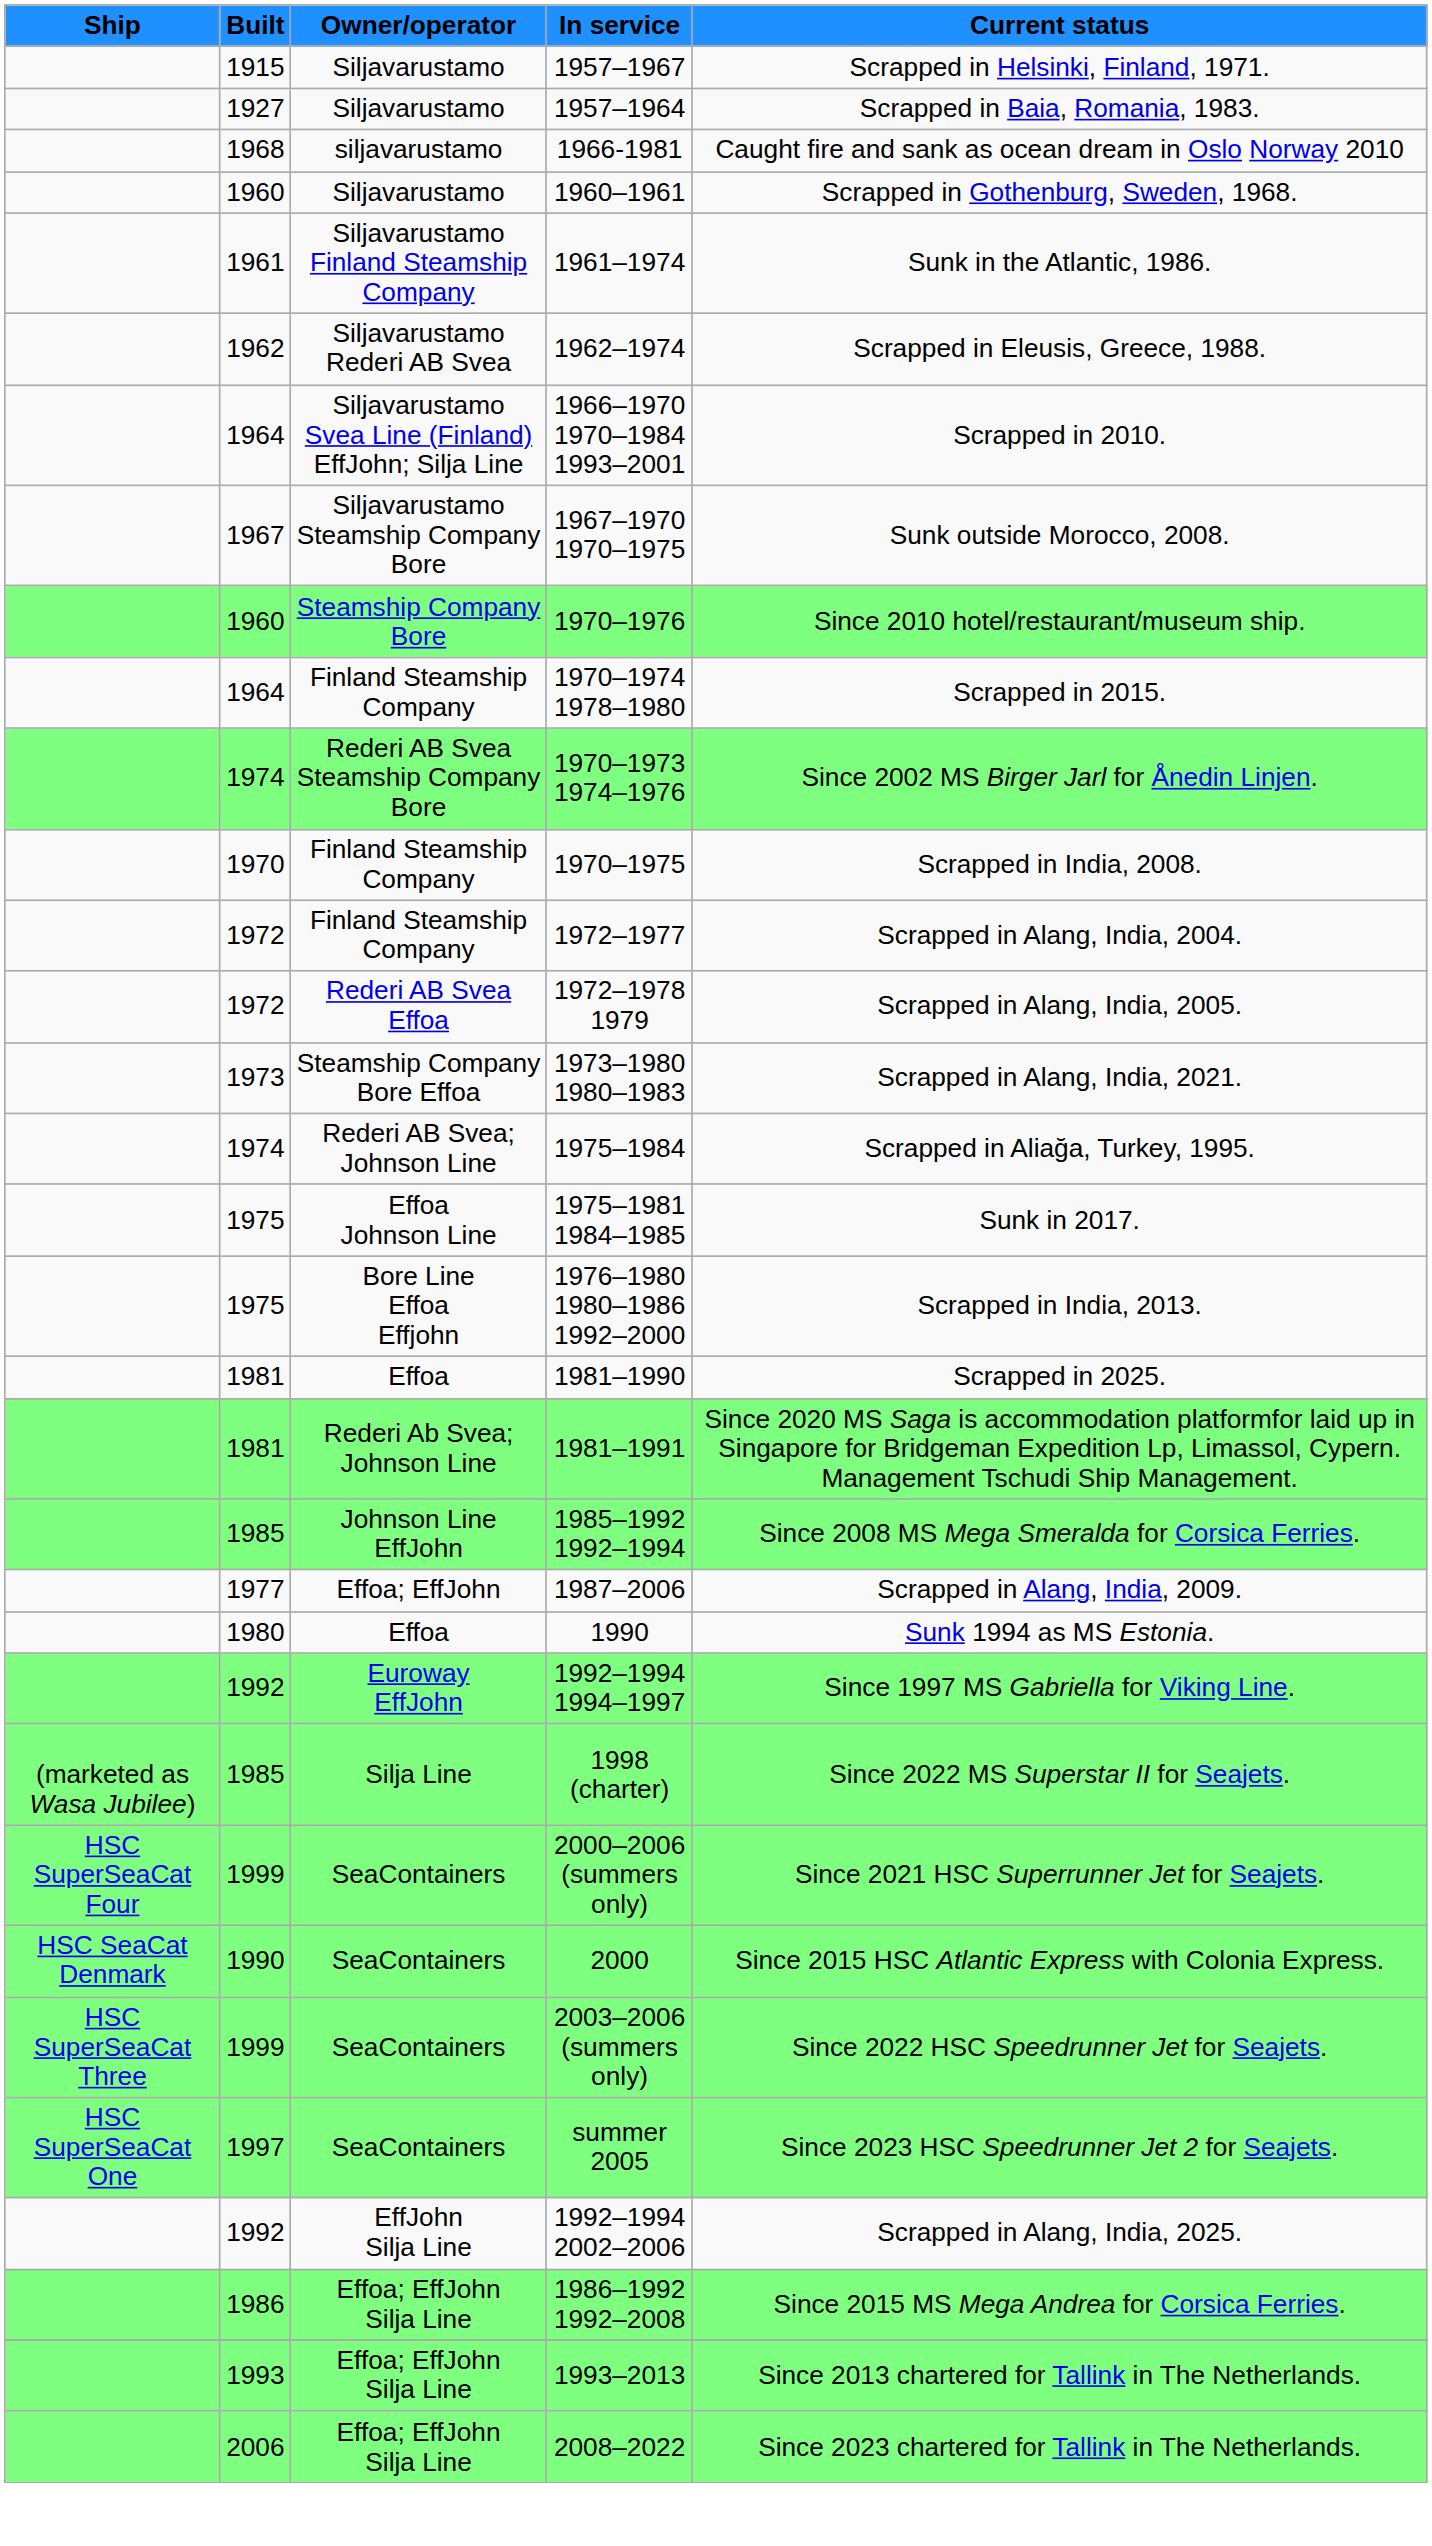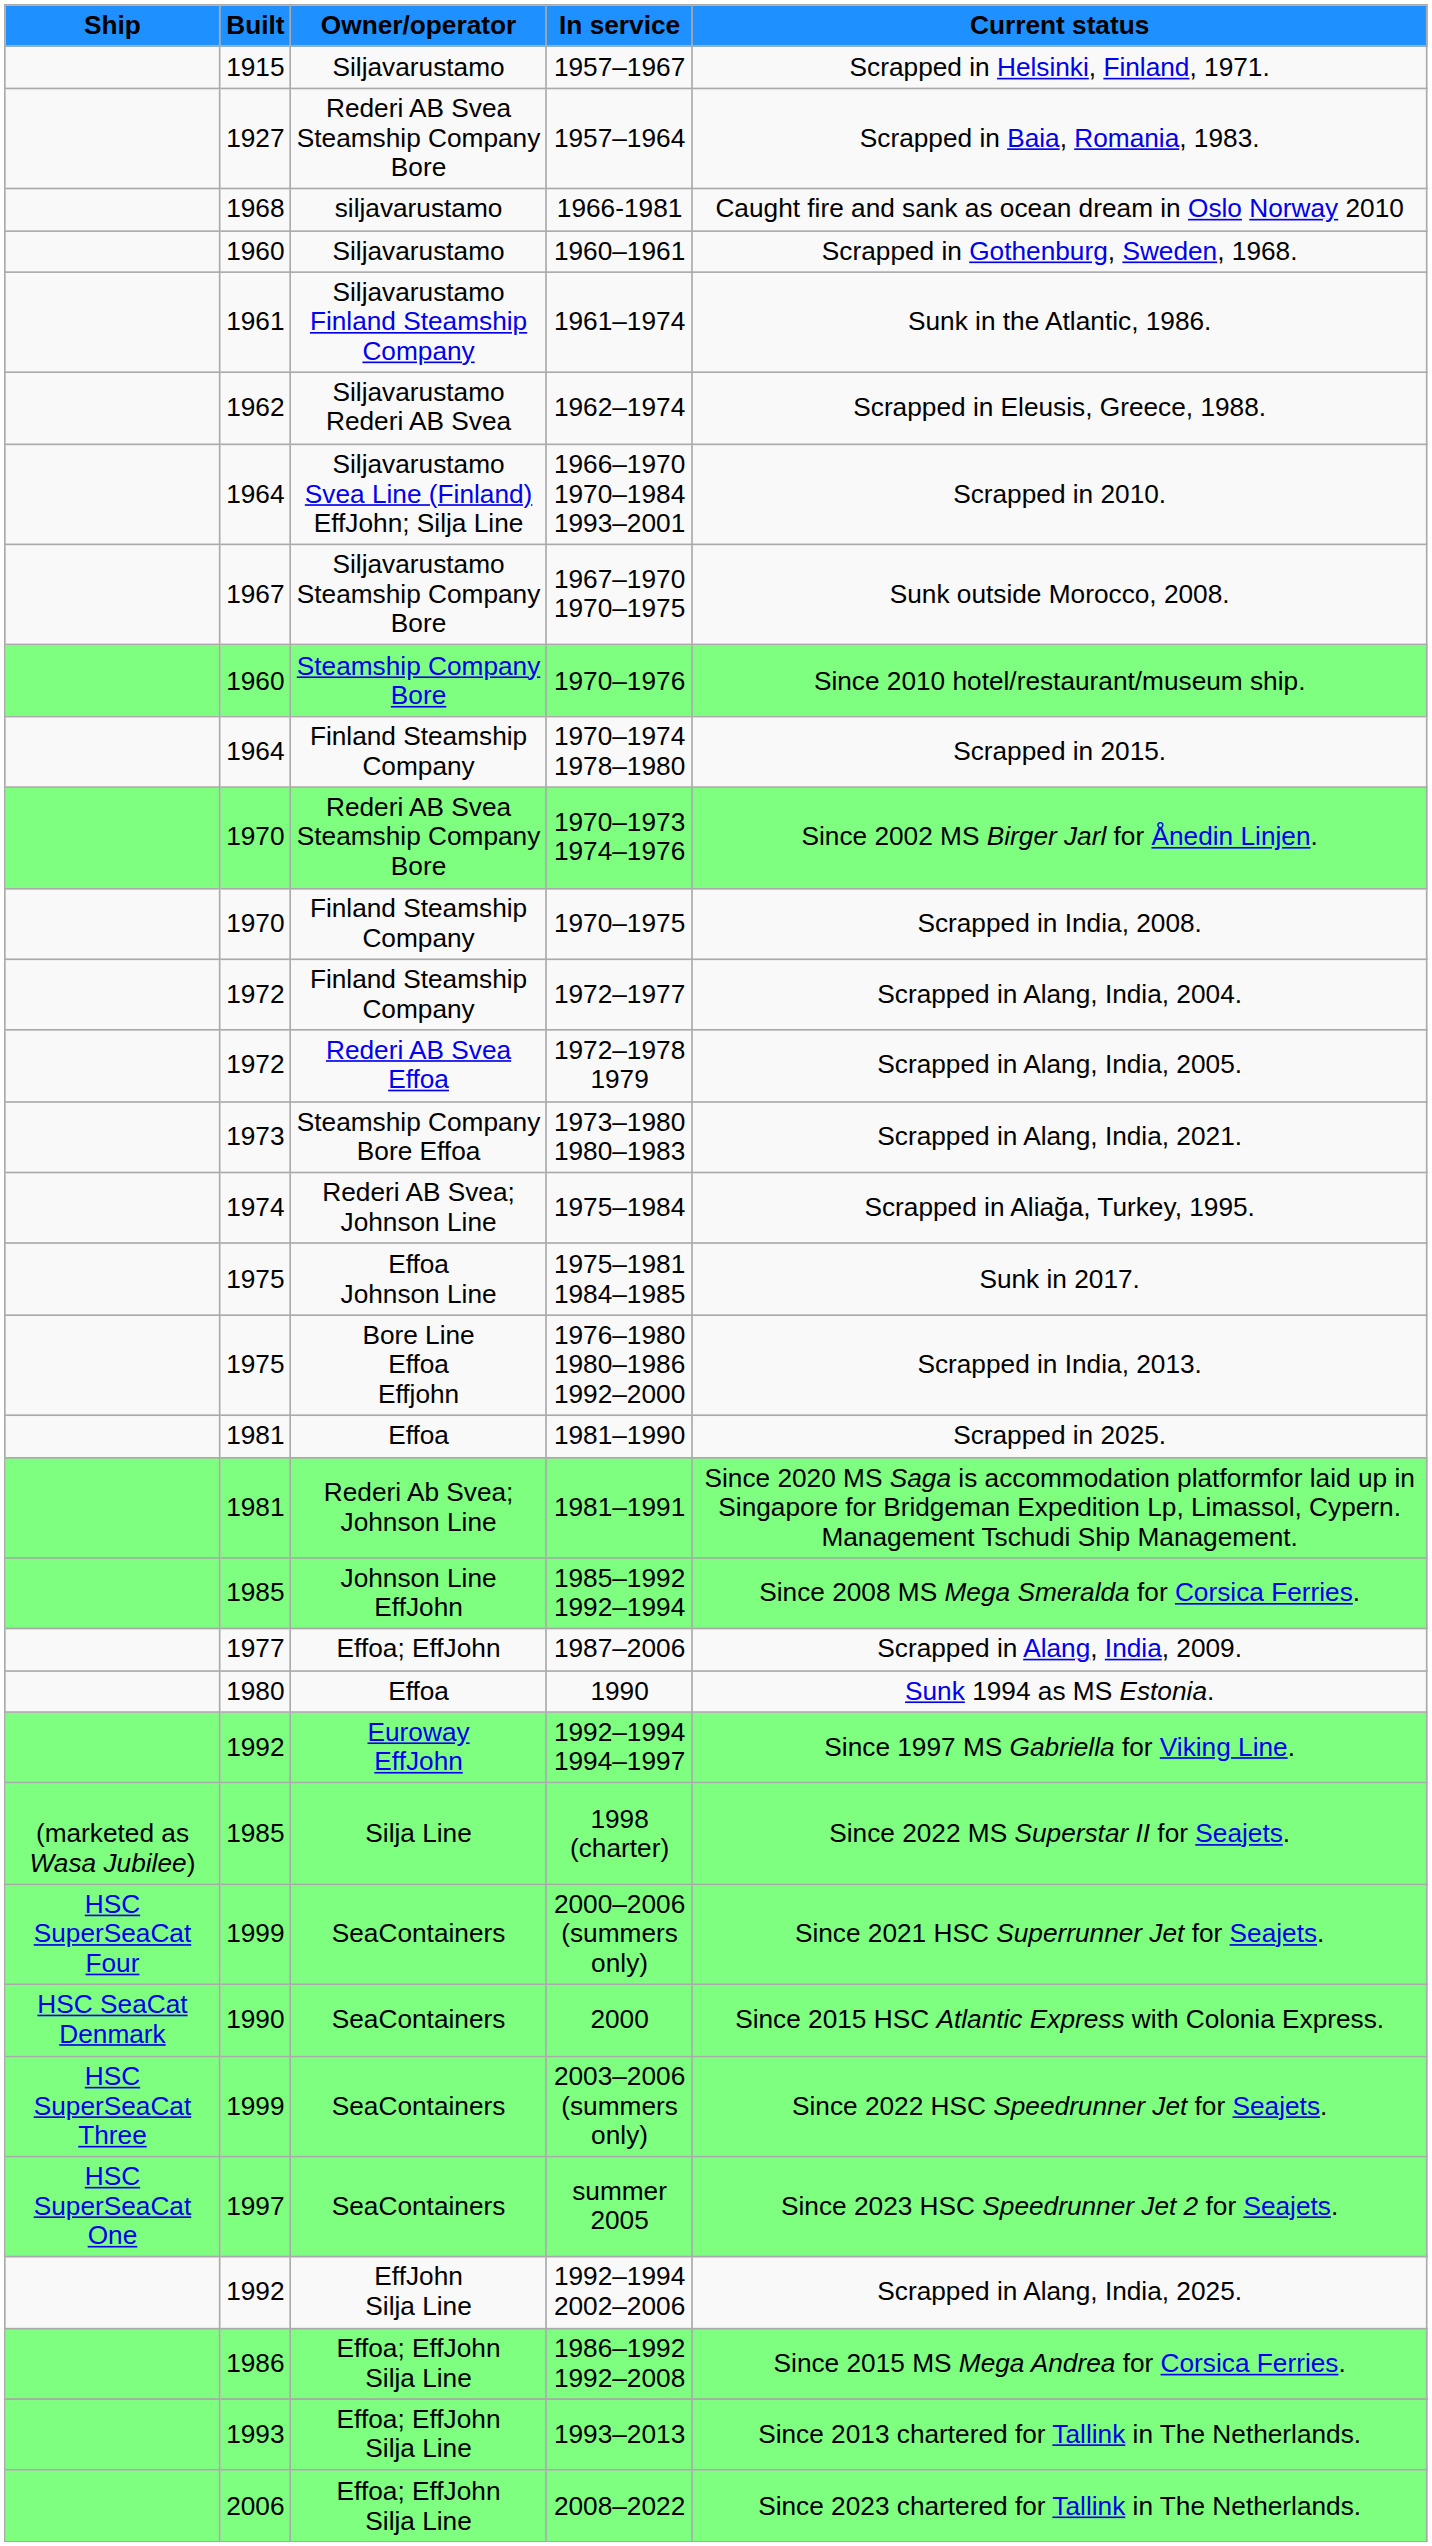(419, 108) Siljavarustamo -> (419, 138) Rederi AB Svea Steamship Company Bore
(255, 778) 1974 -> (255, 837) 1970
